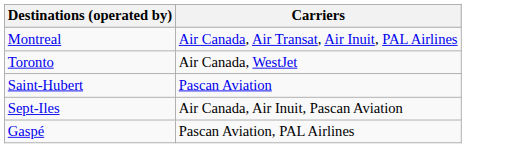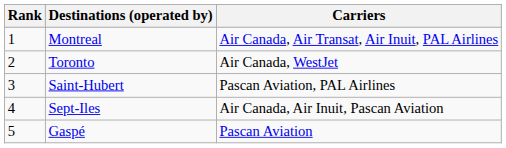+ column: (25, 16)
(225, 85) Pascan Aviation -> (307, 85) Pascan Aviation, PAL Airlines
(267, 131) Pascan Aviation, PAL Airlines -> (266, 131) Pascan Aviation
